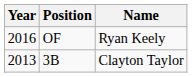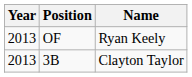(22, 38) 2016 -> (22, 38) 2013
